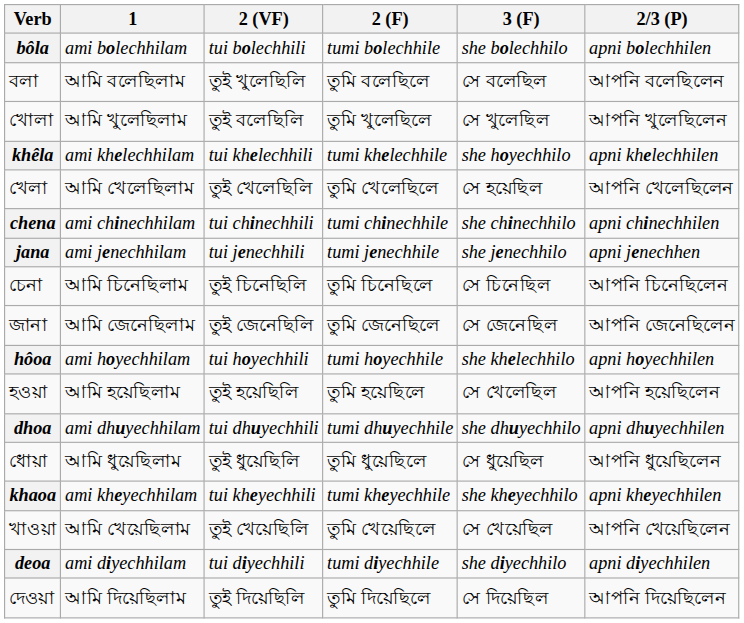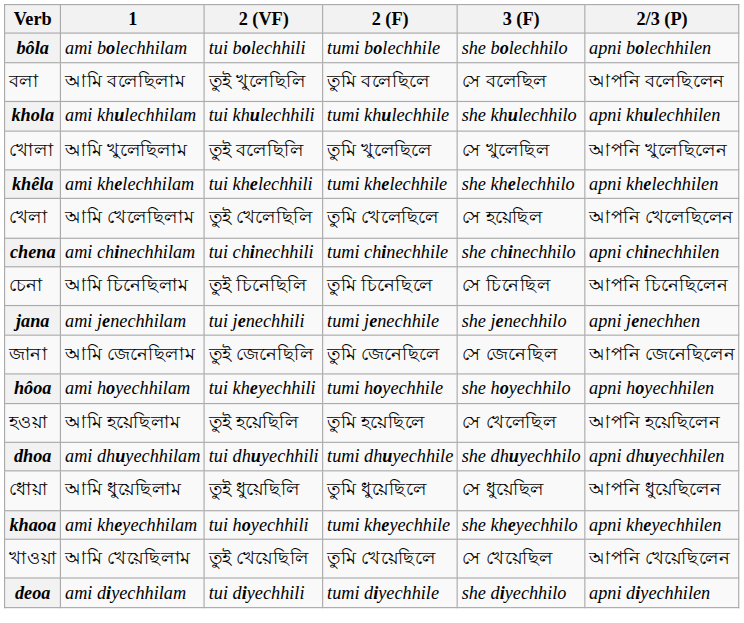+ row: (33, 116)
(516, 155) she hoyechhilo -> (518, 184) she khelechhilo
rows swapped: (26, 285) <-> (33, 252)
(259, 359) tui hoyechhili -> (262, 388) tui kheyechhili
(518, 359) she khelechhilo -> (516, 388) she hoyechhilo
(262, 495) tui kheyechhili -> (259, 524) tui hoyechhili
- row: (32, 597)
